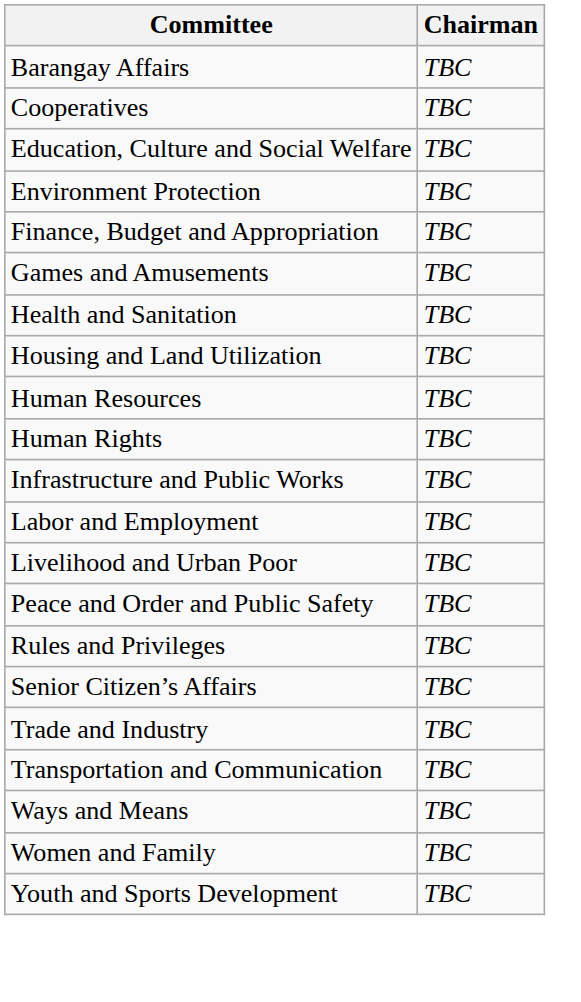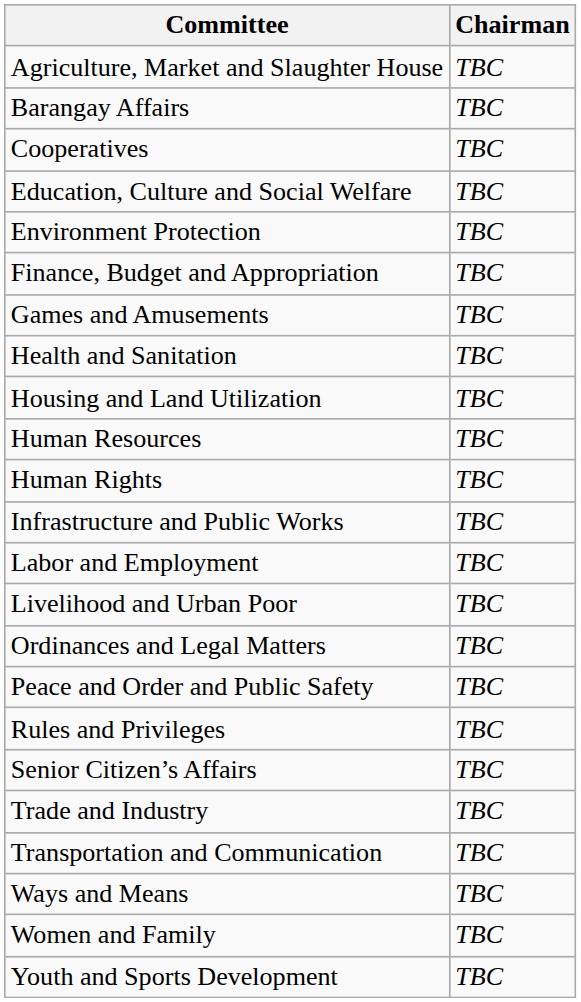+ row: (227, 66)
+ row: (168, 645)
